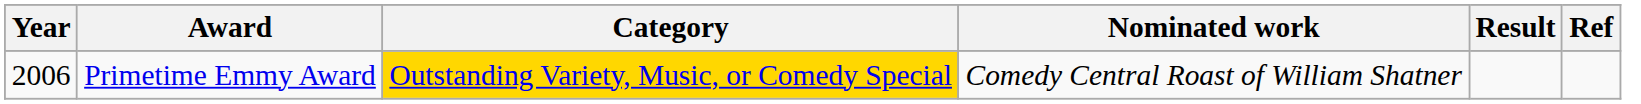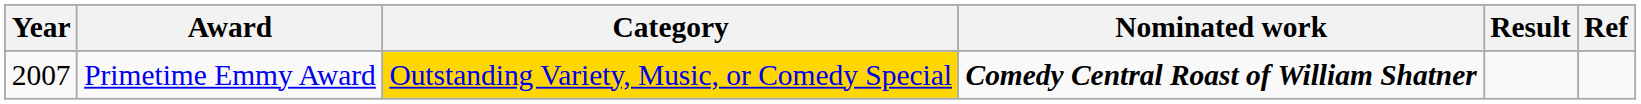(41, 74) 2006 -> (41, 74) 2007
(1214, 74) normal -> (1221, 74) bold
